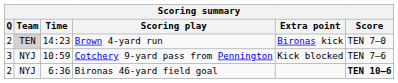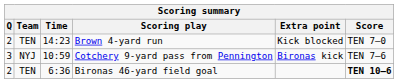(27, 42) lightgrey background -> (27, 42) no background
(310, 42) Bironas kick -> (310, 42) Kick blocked
(310, 56) Kick blocked -> (310, 56) Bironas kick
(27, 71) NYJ -> (27, 71) TEN
